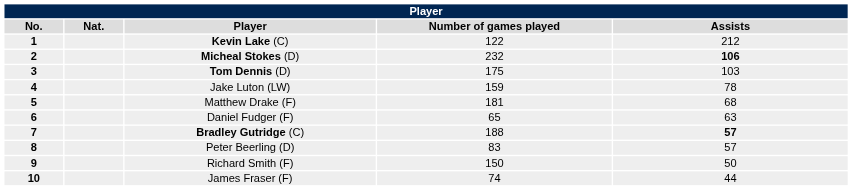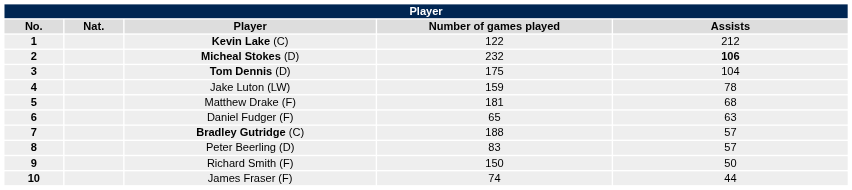(730, 72) 103 -> (730, 72) 104
(730, 132) bold -> (730, 132) normal
